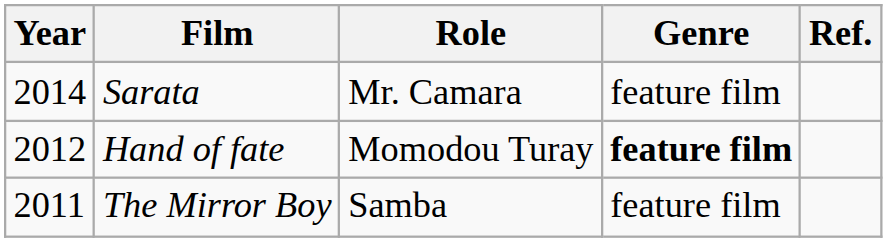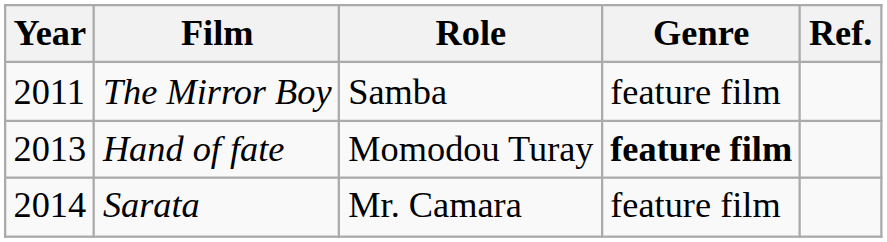rows swapped: (217, 206) <-> (151, 90)
(50, 148) 2012 -> (50, 148) 2013
